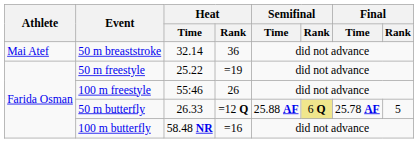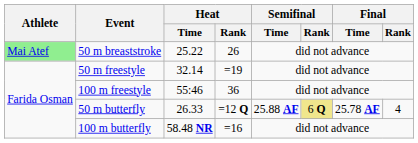(28, 51) no background -> (28, 51) lightgreen background
(190, 51) 32.14 -> (190, 51) 25.22
(233, 51) 36 -> (233, 51) 26
(190, 71) 25.22 -> (190, 71) 32.14
(233, 90) 26 -> (233, 90) 36
(398, 109) 5 -> (398, 109) 4
